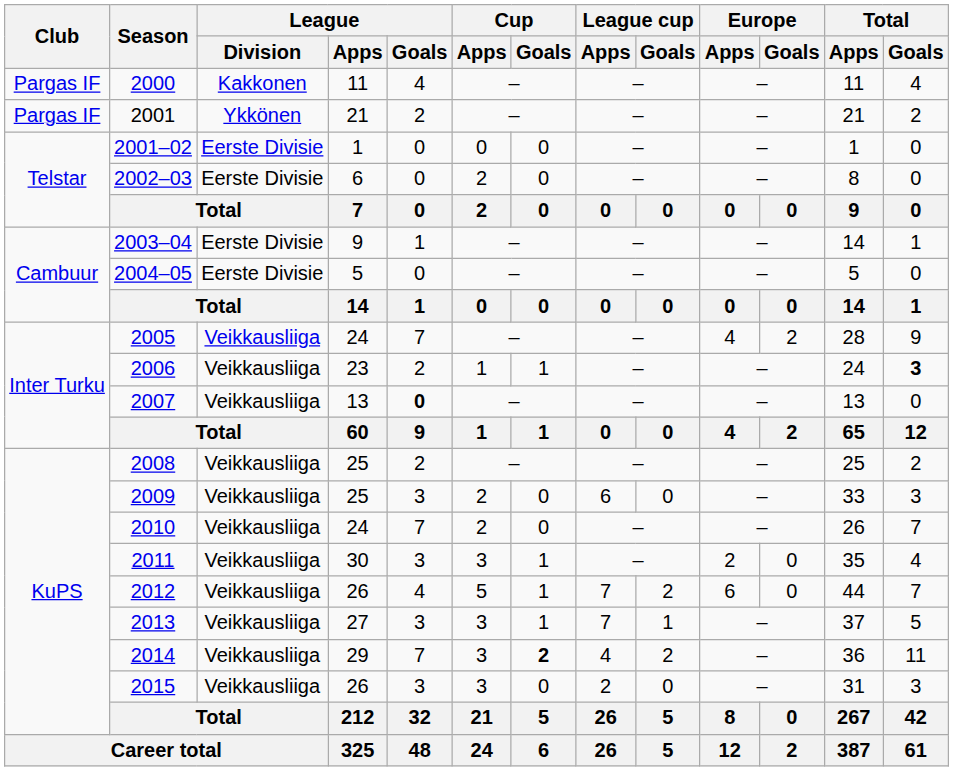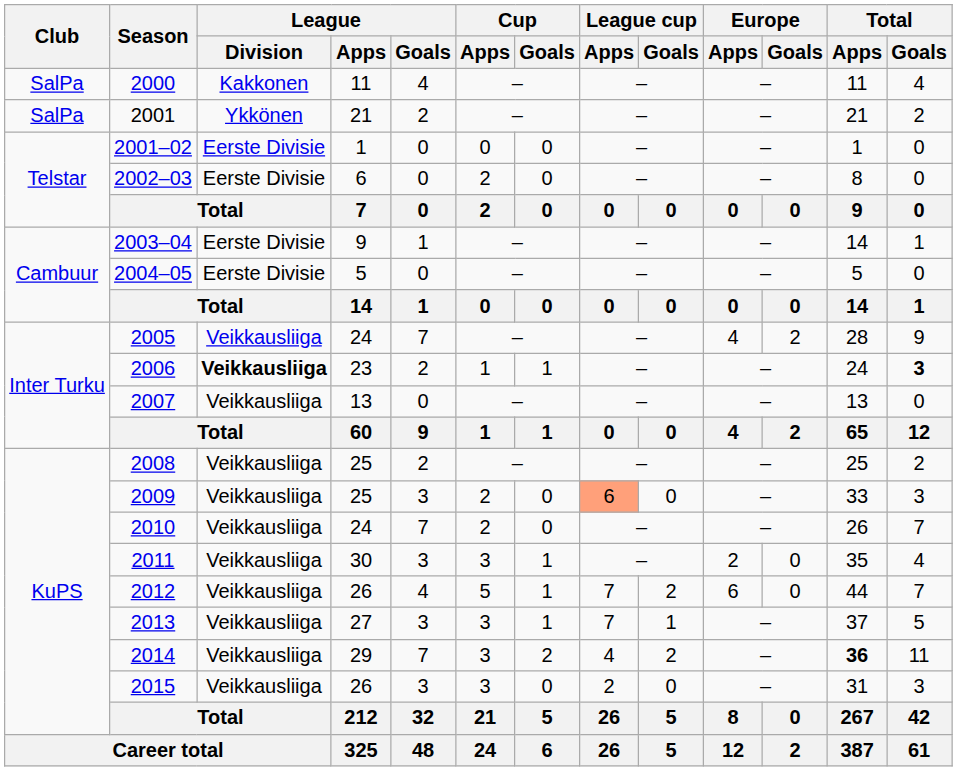(57, 83) Pargas IF -> (57, 83) SalPa
(57, 115) Pargas IF -> (57, 115) SalPa
(262, 369) normal -> (264, 369) bold
(420, 400) bold -> (423, 400) normal
(606, 496) no background -> (609, 496) lightsalmon background
(544, 654) bold -> (547, 654) normal
(854, 654) normal -> (857, 654) bold
